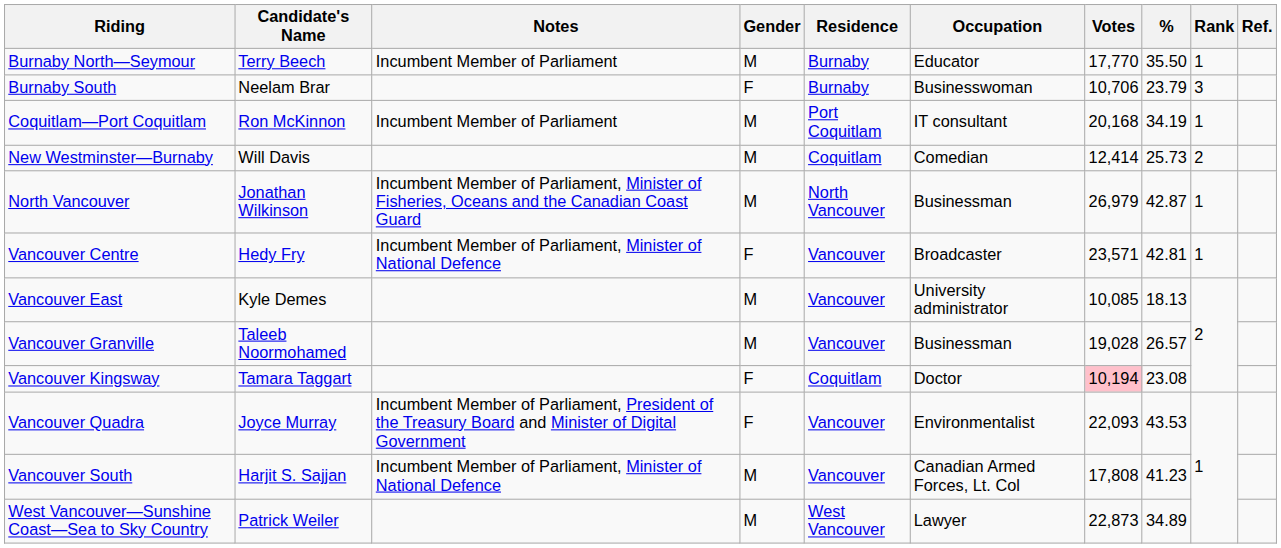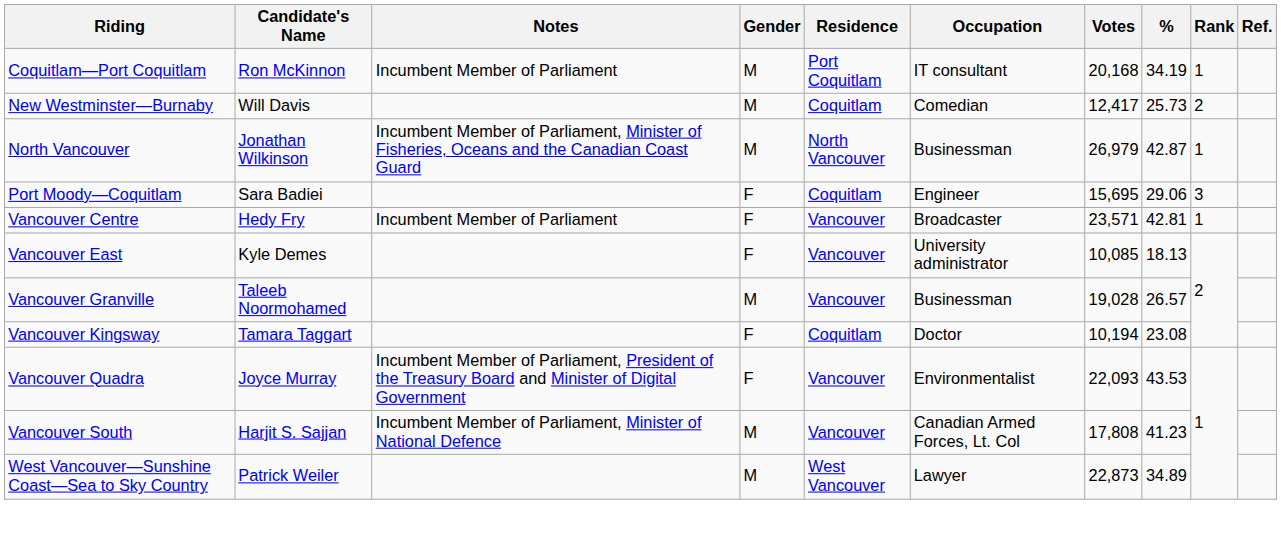- row: (102, 61)
- row: (62, 87)
(1114, 157) 12,414 -> (1114, 105) 12,417
+ row: (95, 194)
(539, 255) Incumbent Member of Parliament, Minister of National Defence -> (496, 220) Incumbent Member of Parliament
(750, 299) M -> (748, 255) F
(1114, 378) pink background -> (1114, 334) no background
